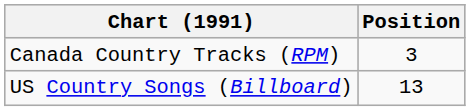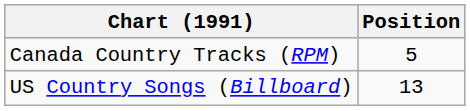(411, 55) 3 -> (411, 55) 5
